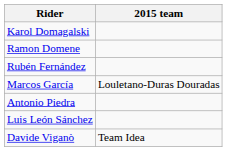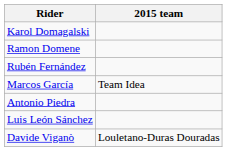(159, 84) Louletano-Duras Douradas -> (121, 84) Team Idea
(121, 137) Team Idea -> (159, 137) Louletano-Duras Douradas
